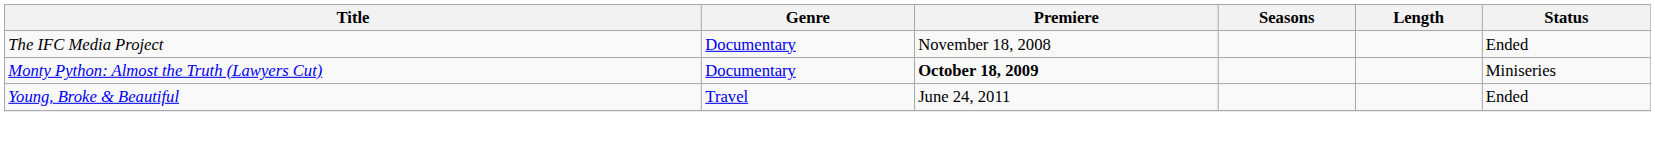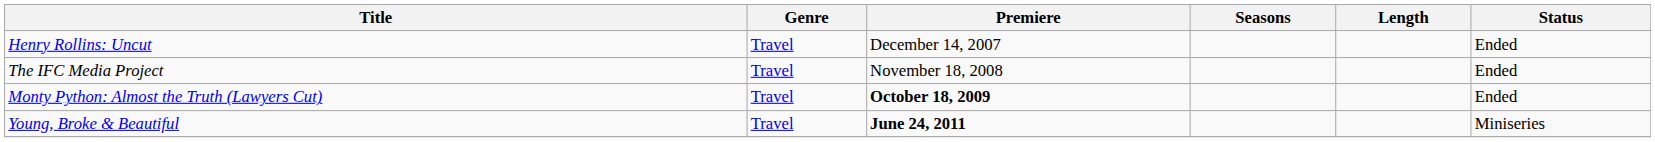+ row: (80, 44)
(751, 44) Documentary -> (772, 70) Travel
(751, 70) Documentary -> (772, 96) Travel
(1521, 70) Miniseries -> (1496, 96) Ended
(964, 96) normal -> (918, 123) bold
(1507, 96) Ended -> (1510, 123) Miniseries
